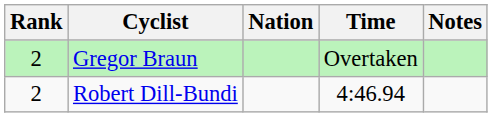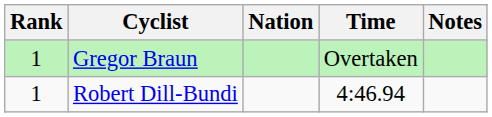(36, 58) 2 -> (36, 58) 1
(36, 93) 2 -> (36, 93) 1
